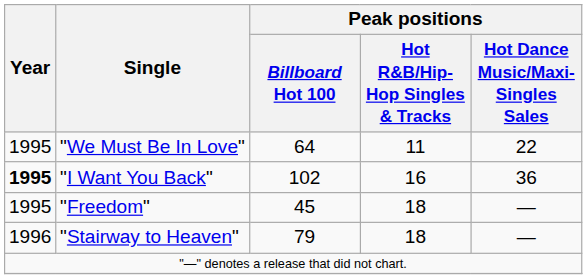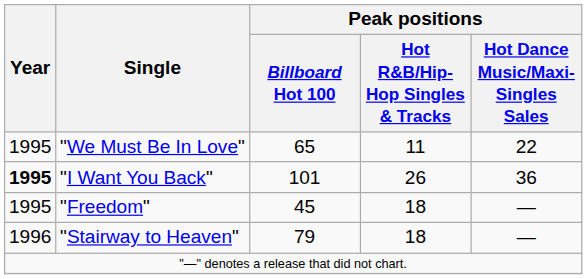(305, 146) 64 -> (305, 146) 65
(305, 177) 102 -> (305, 177) 101
(415, 177) 16 -> (415, 177) 26
